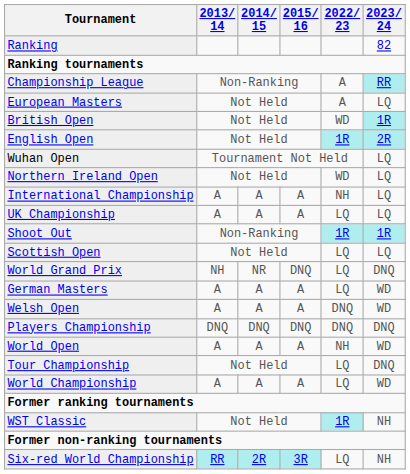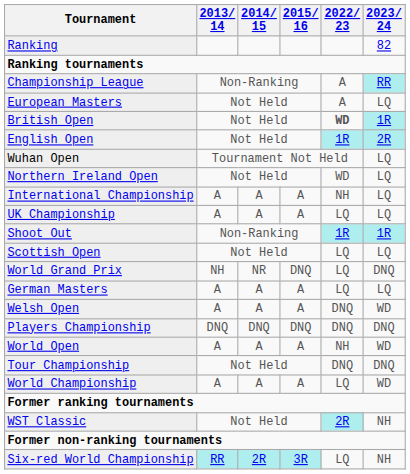(342, 121) normal -> (342, 121) bold
(384, 290) WD -> (384, 290) LQ
(342, 365) LQ -> (342, 365) DNQ
(342, 422) 1R -> (342, 422) 2R
